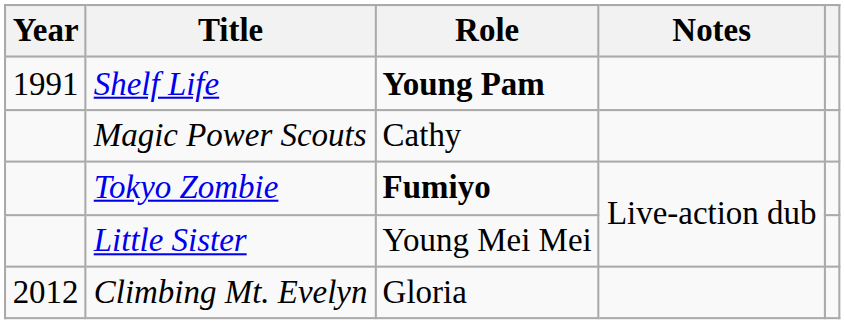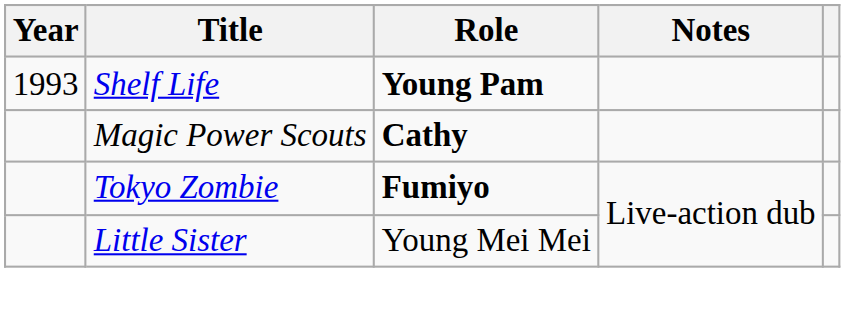(46, 82) 1991 -> (46, 82) 1993
(422, 135) normal -> (425, 135) bold
- row: (231, 291)
